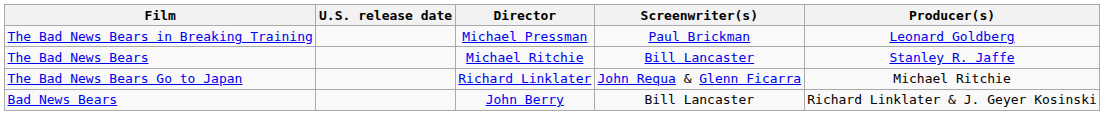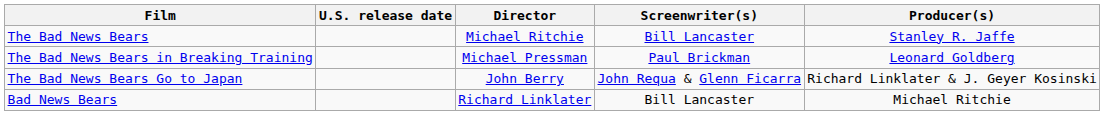rows swapped: (78, 57) <-> (160, 36)
(525, 79) Richard Linklater -> (525, 79) John Berry
(952, 79) Michael Ritchie -> (952, 79) Richard Linklater & J. Geyer Kosinski
(525, 100) John Berry -> (525, 100) Richard Linklater
(952, 100) Richard Linklater & J. Geyer Kosinski -> (952, 100) Michael Ritchie
